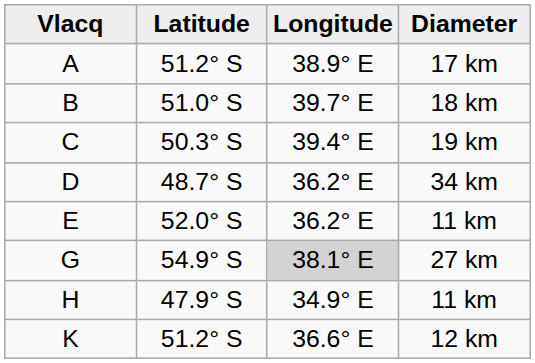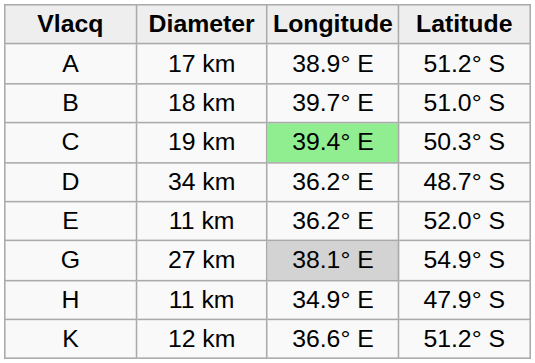columns swapped: (202, 24) <-> (464, 24)
(333, 142) no background -> (333, 142) lightgreen background
